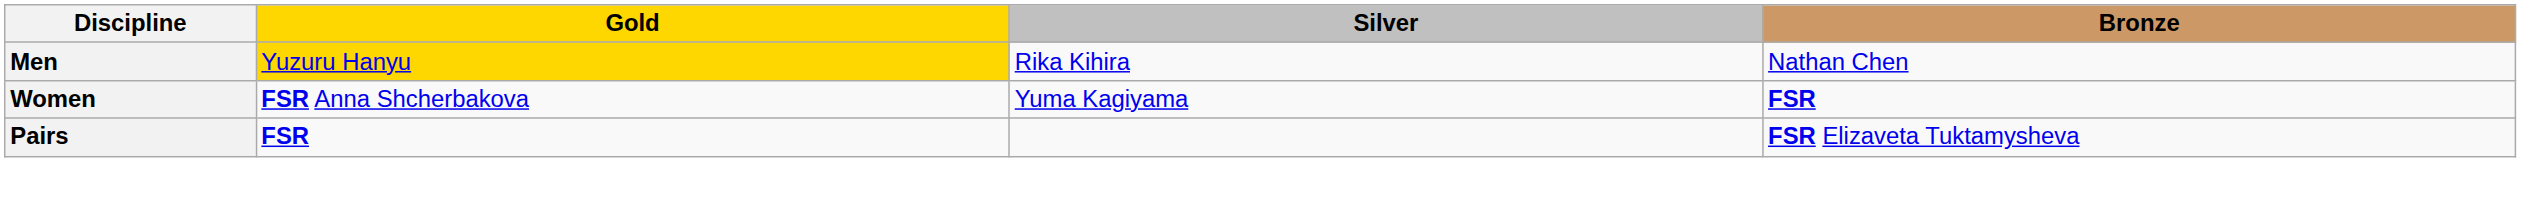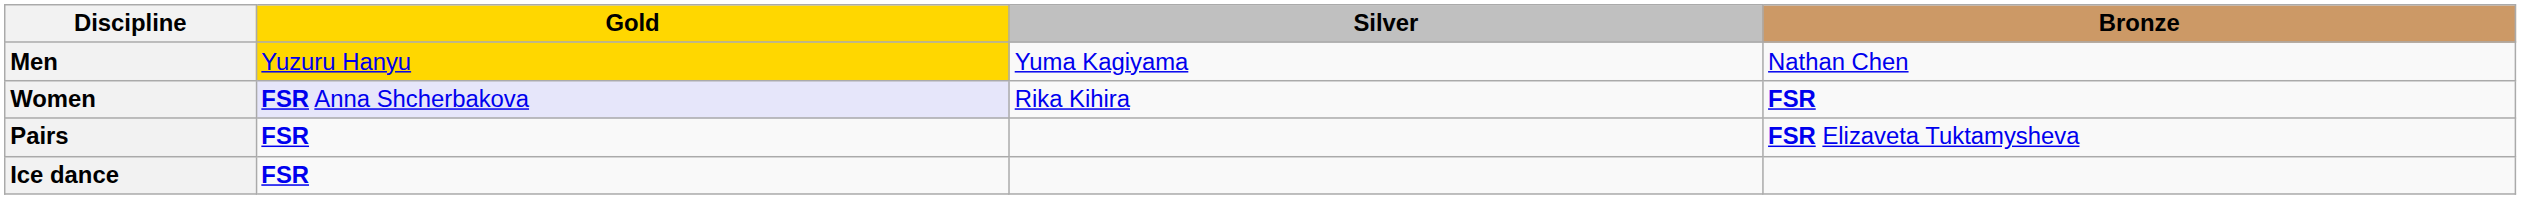(1072, 61) Rika Kihira -> (1102, 61) Yuma Kagiyama
(395, 99) no background -> (395, 99) lavender background
(1102, 99) Yuma Kagiyama -> (1072, 99) Rika Kihira
+ row: (65, 174)
